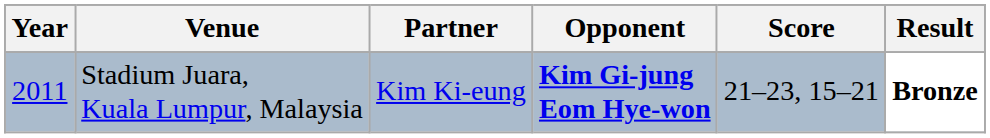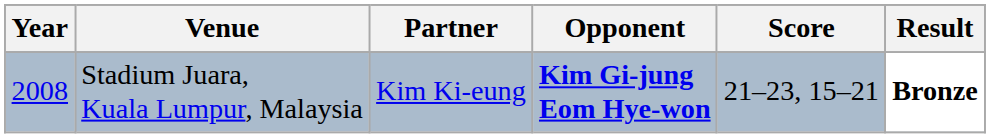(40, 91) 2011 -> (40, 91) 2008
